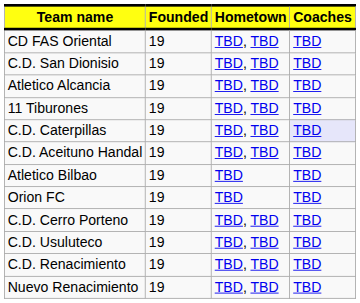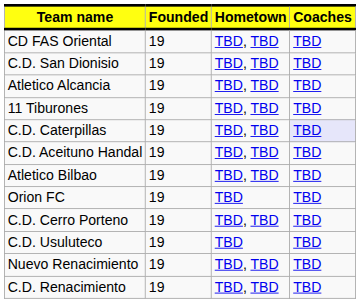(229, 175) TBD -> (247, 175) TBD, TBD
(247, 242) TBD, TBD -> (229, 242) TBD
rows swapped: (73, 287) <-> (67, 264)
